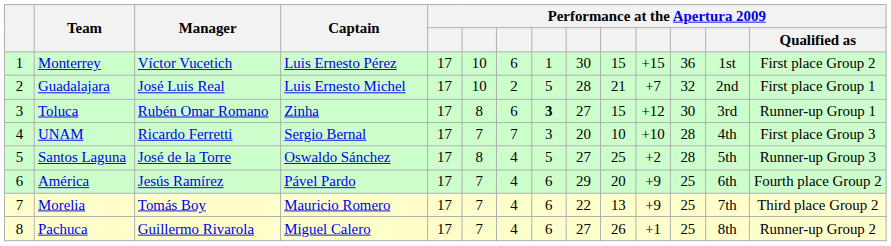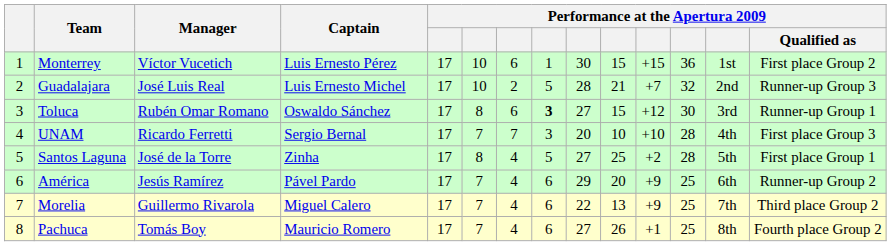(818, 87) First place Group 1 -> (818, 87) Runner-up Group 3
(302, 110) Zinha -> (337, 110) Oswaldo Sánchez
(337, 157) Oswaldo Sánchez -> (302, 157) Zinha
(818, 157) Runner-up Group 3 -> (818, 157) First place Group 1
(818, 181) Fourth place Group 2 -> (818, 181) Runner-up Group 2
(172, 205) Tomás Boy -> (196, 205) Guillermo Rivarola
(337, 205) Mauricio Romero -> (327, 205) Miguel Calero
(196, 228) Guillermo Rivarola -> (172, 228) Tomás Boy
(327, 228) Miguel Calero -> (337, 228) Mauricio Romero
(818, 228) Runner-up Group 2 -> (818, 228) Fourth place Group 2
